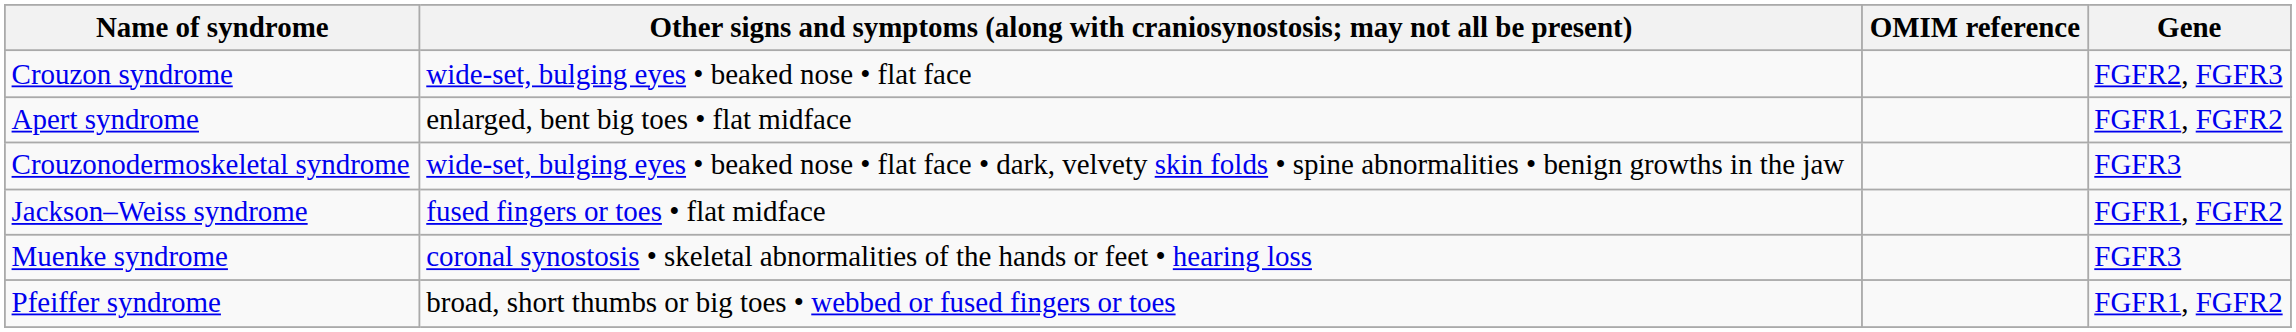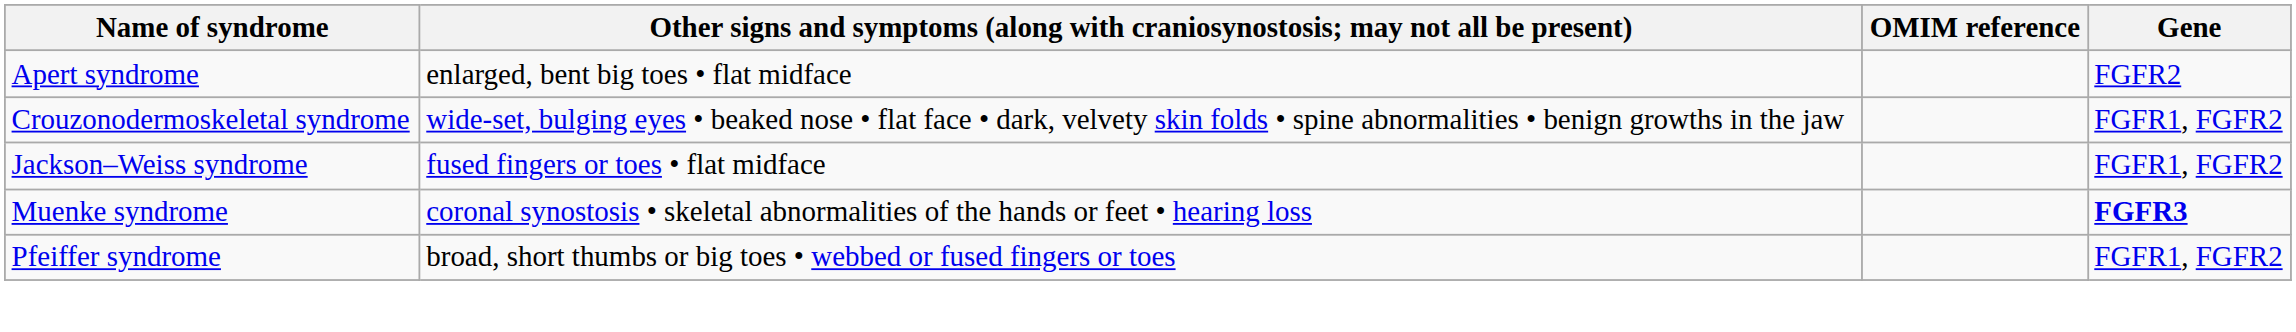- row: (122, 73)
(2188, 119) FGFR1, FGFR2 -> (2138, 73) FGFR2
(2138, 165) FGFR3 -> (2188, 119) FGFR1, FGFR2
(2138, 257) normal -> (2141, 211) bold
